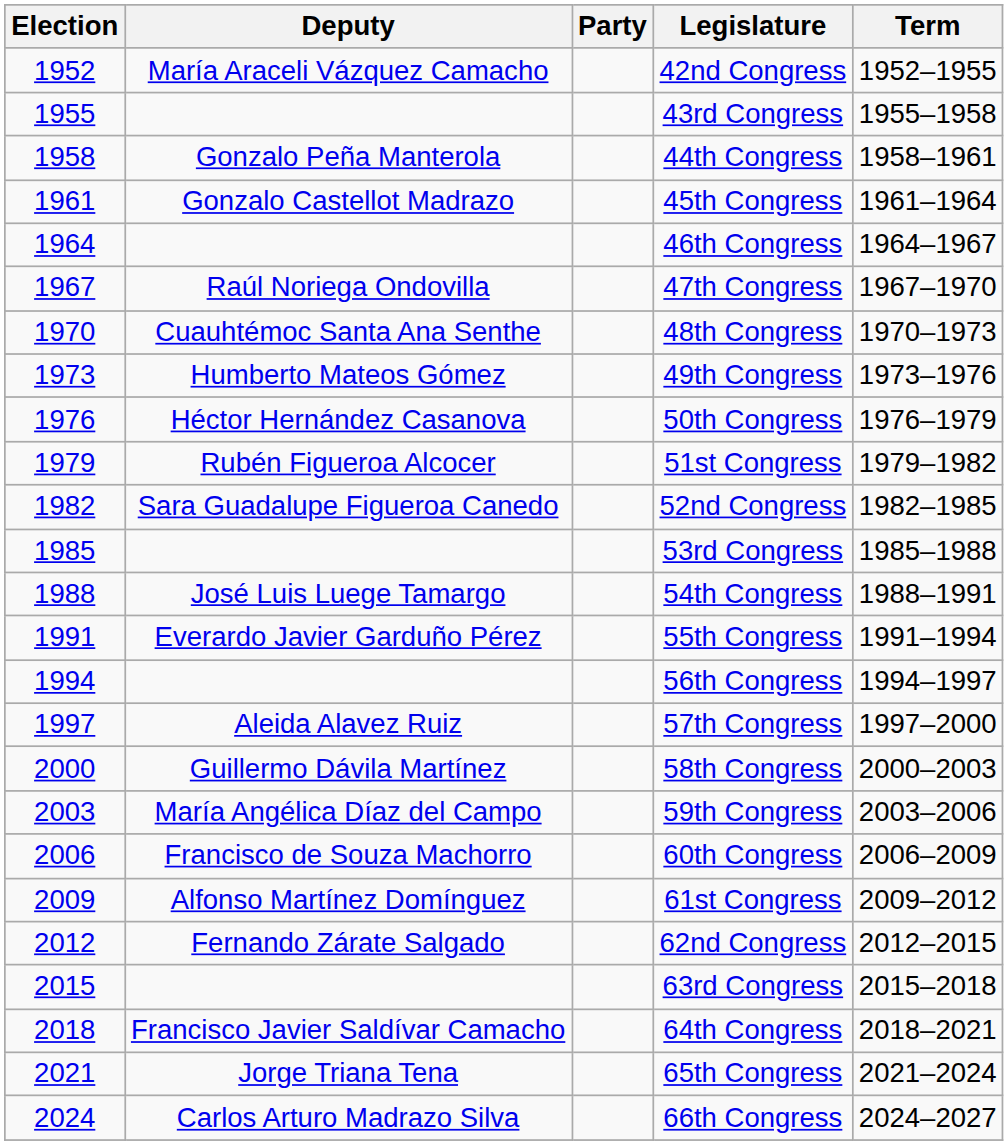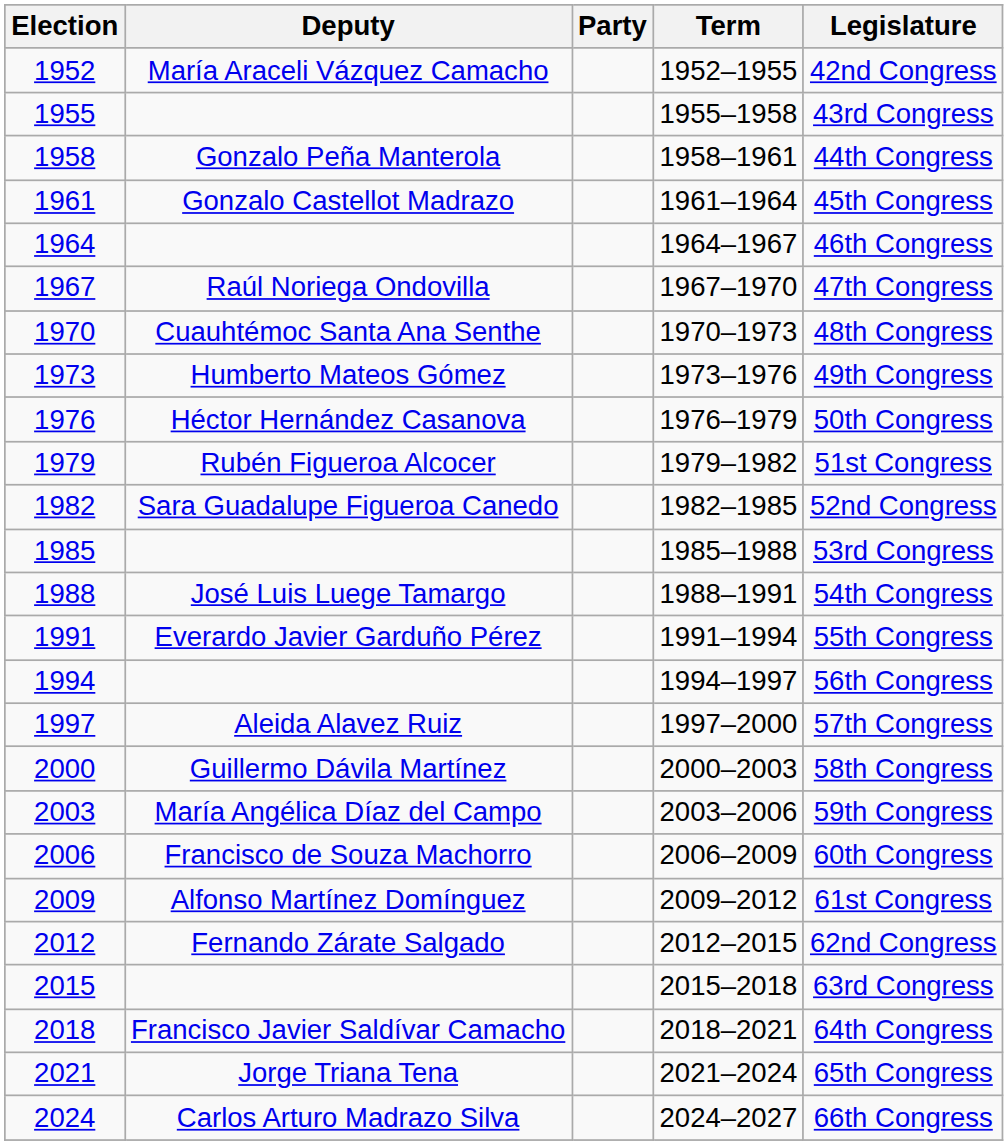columns swapped: (928, 26) <-> (753, 26)
